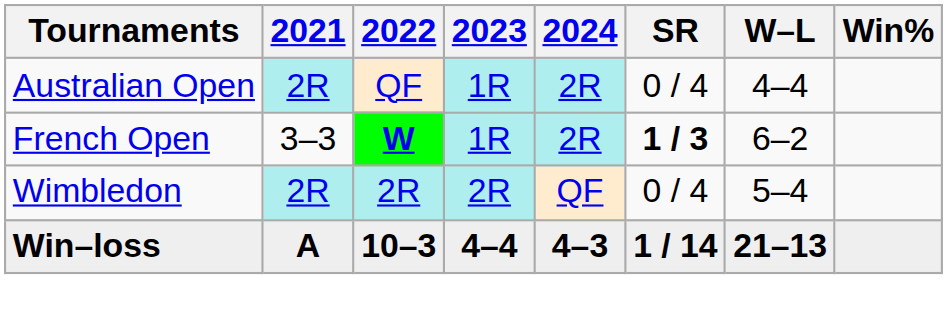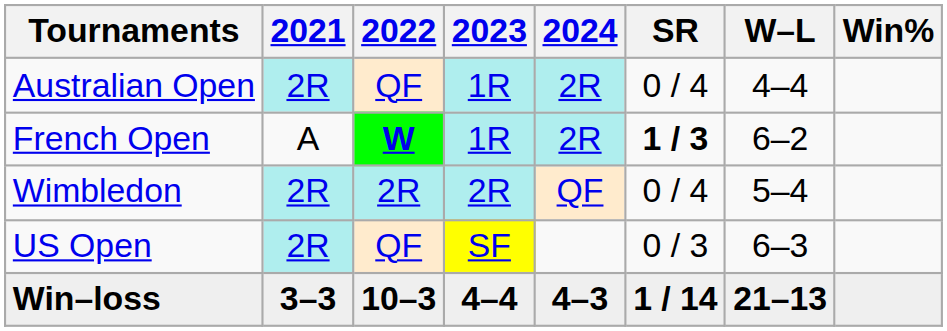(308, 138) 3–3 -> (308, 138) A
+ row: (82, 245)
(308, 245) A -> (308, 298) 3–3
